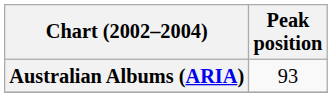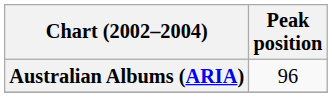(288, 75) 93 -> (288, 75) 96
